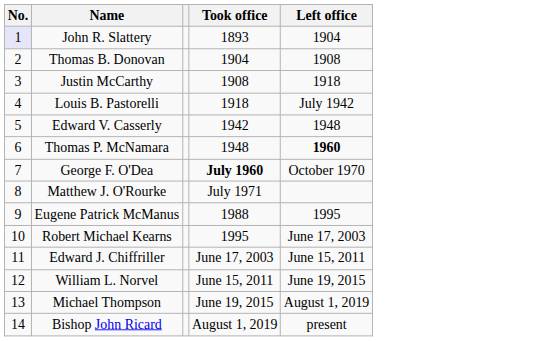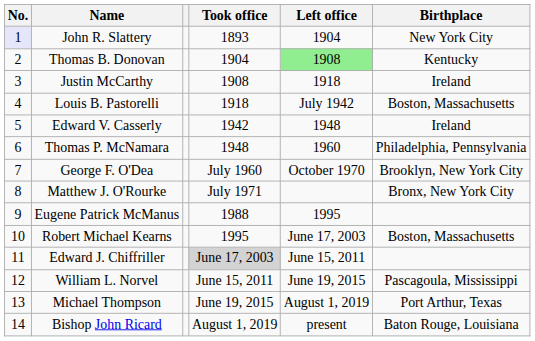+ column: (451, 15)
(327, 59) no background -> (327, 59) lightgreen background
(327, 147) bold -> (327, 147) normal
(235, 170) bold -> (235, 170) normal
(235, 258) no background -> (235, 258) lightgrey background
